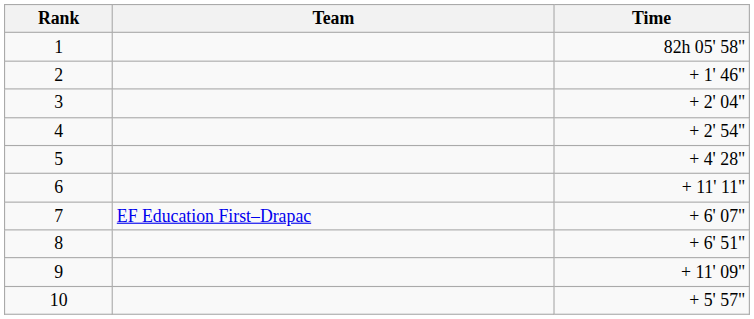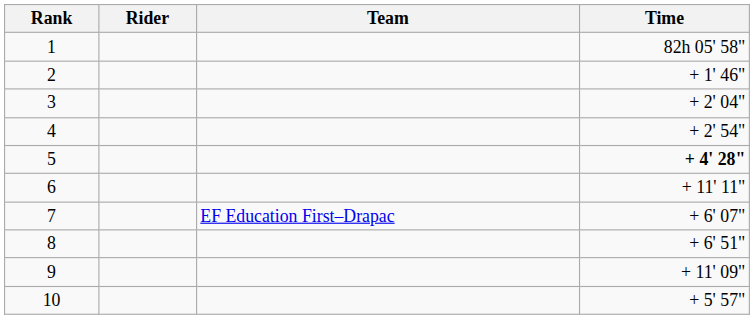+ column: (147, 18)
(717, 159) normal -> (715, 159) bold
